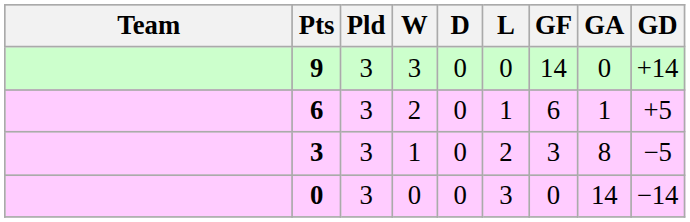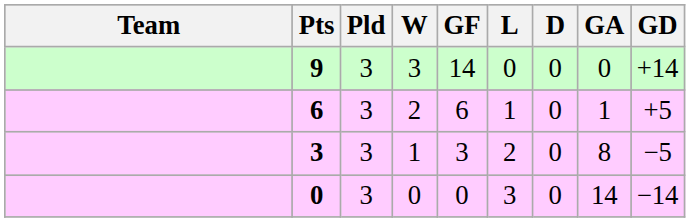columns swapped: (460, 25) <-> (553, 25)
